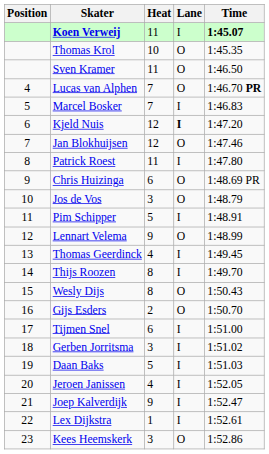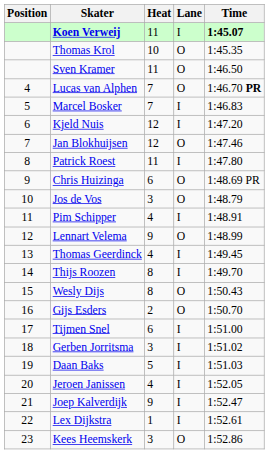(179, 124) bold -> (179, 124) normal
(150, 217) 5 -> (150, 217) 4
